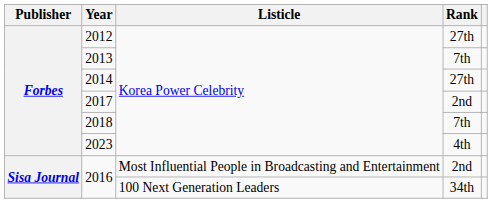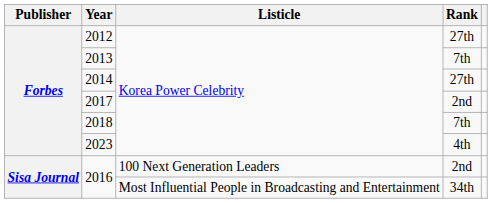(279, 166) Most Influential People in Broadcasting and Entertainment -> (199, 166) 100 Next Generation Leaders
(199, 187) 100 Next Generation Leaders -> (279, 187) Most Influential People in Broadcasting and Entertainment
